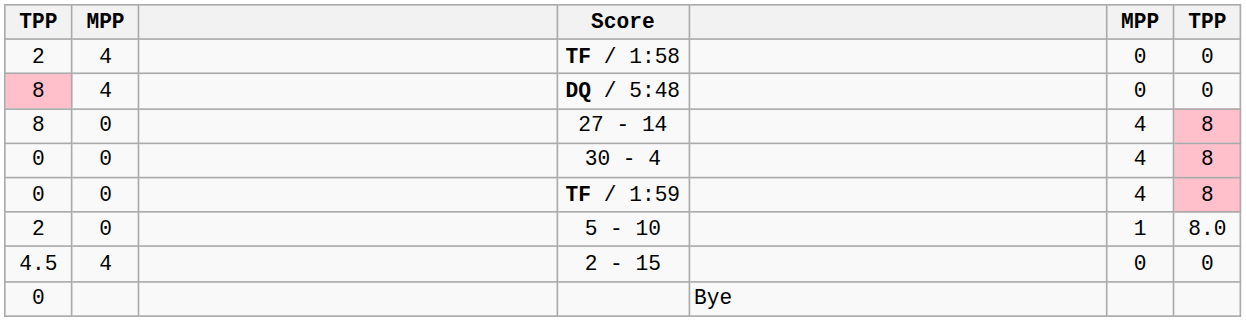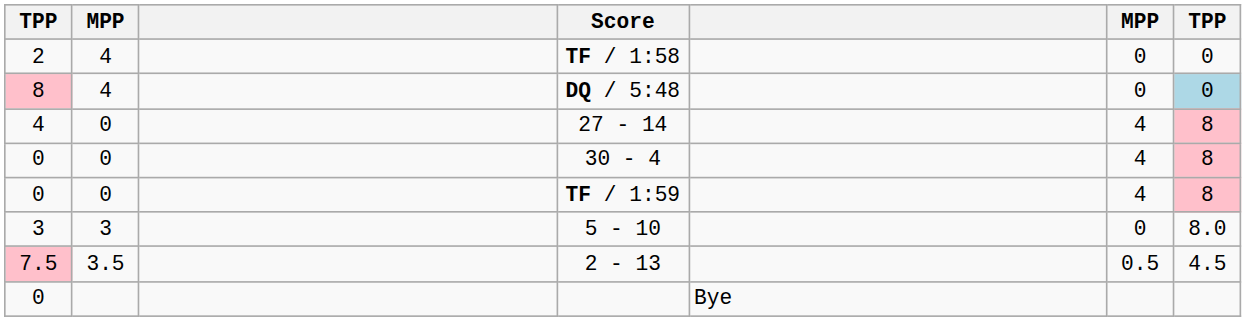(1207, 91) no background -> (1207, 91) lightblue background
(38, 126) 8 -> (38, 126) 4
(38, 229) 2 -> (38, 229) 3
(106, 229) 0 -> (106, 229) 3
(1140, 229) 1 -> (1140, 229) 0
- row: (623, 264)
+ row: (623, 264)
